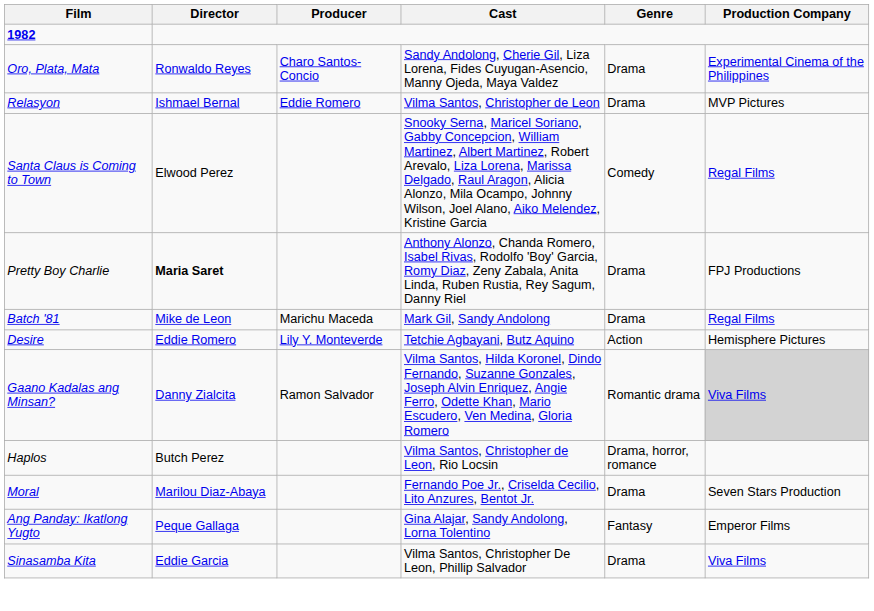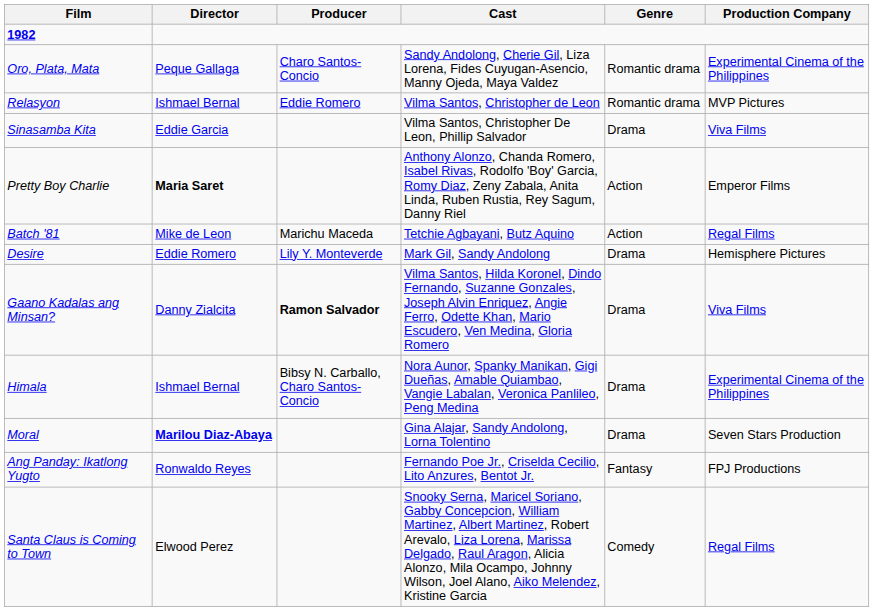(203, 68) Ronwaldo Reyes -> (197, 68) Peque Gallaga
(626, 68) Drama -> (654, 68) Romantic drama
(626, 103) Drama -> (654, 103) Romantic drama
rows swapped: (52, 560) <-> (72, 172)
(626, 271) Drama -> (625, 185) Action
(754, 271) FPJ Productions -> (749, 185) Emperor Films
(477, 319) Mark Gil, Sandy Andolong -> (489, 234) Tetchie Agbayani, Butz Aquino
(626, 319) Drama -> (625, 234) Action
(489, 339) Tetchie Agbayani, Butz Aquino -> (477, 254) Mark Gil, Sandy Andolong
(625, 339) Action -> (626, 254) Drama
(327, 395) normal -> (330, 309) bold
(654, 395) Romantic drama -> (626, 309) Drama
(737, 395) lightgrey background -> (737, 309) no background
- row: (27, 458)
+ row: (27, 386)
(210, 492) normal -> (214, 435) bold
(502, 492) Fernando Poe Jr., Criselda Cecilio, Lito Anzures, Bentot Jr. -> (486, 435) Gina Alajar, Sandy Andolong, Lorna Tolentino
(197, 526) Peque Gallaga -> (203, 469) Ronwaldo Reyes
(486, 526) Gina Alajar, Sandy Andolong, Lorna Tolentino -> (502, 469) Fernando Poe Jr., Criselda Cecilio, Lito Anzures, Bentot Jr.
(749, 526) Emperor Films -> (754, 469) FPJ Productions
